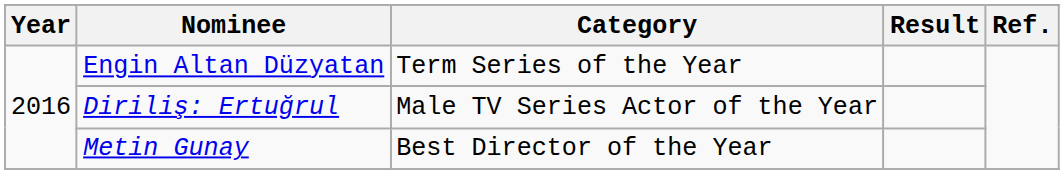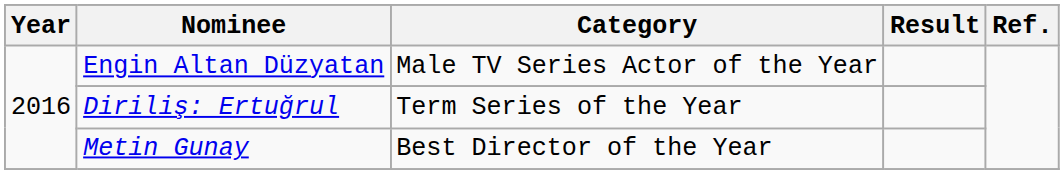(569, 66) Term Series of the Year -> (637, 66) Male TV Series Actor of the Year
(637, 107) Male TV Series Actor of the Year -> (569, 107) Term Series of the Year
